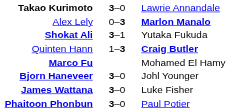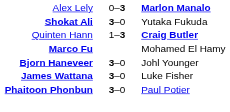- row: (55, 8)
(117, 35) 3–1 -> (117, 21) 3–0
